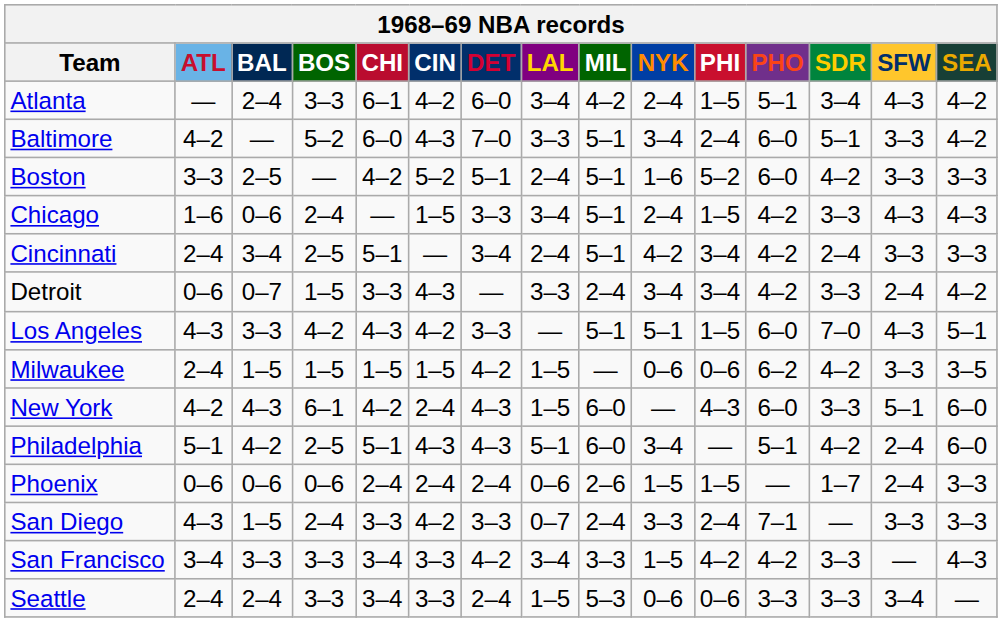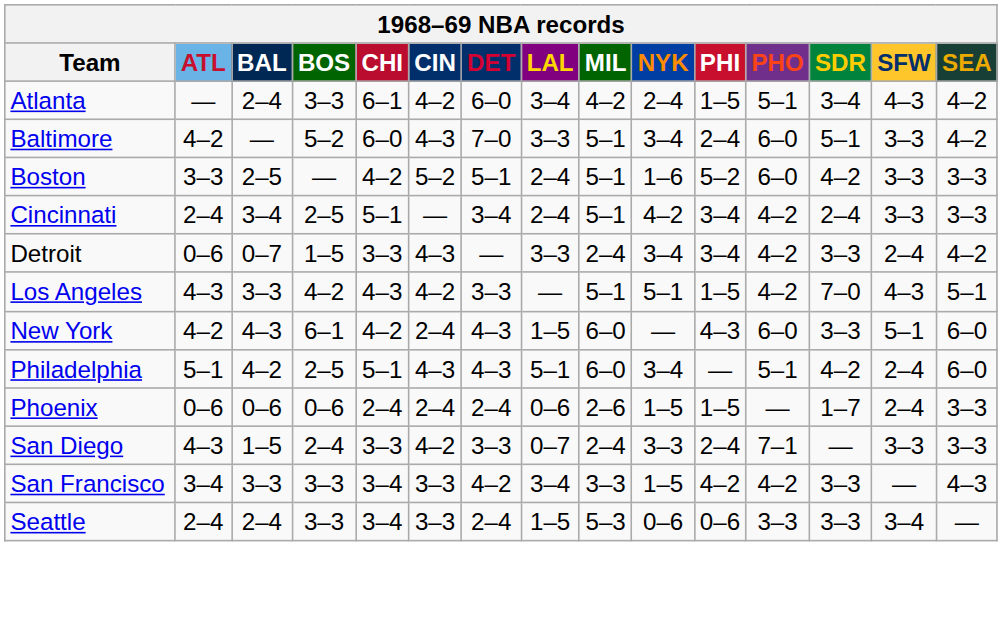- row: (55, 215)
(778, 330) 6–0 -> (778, 292) 4–2
- row: (67, 368)
